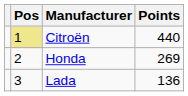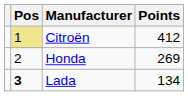(169, 37) 440 -> (169, 37) 412
(18, 80) normal -> (18, 80) bold
(169, 80) 136 -> (169, 80) 134
